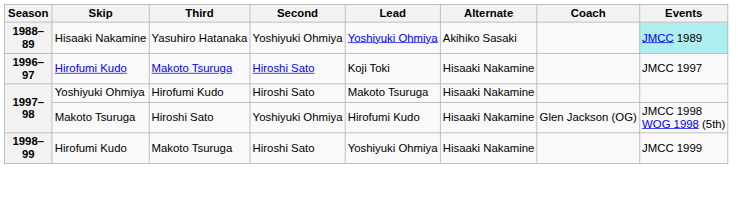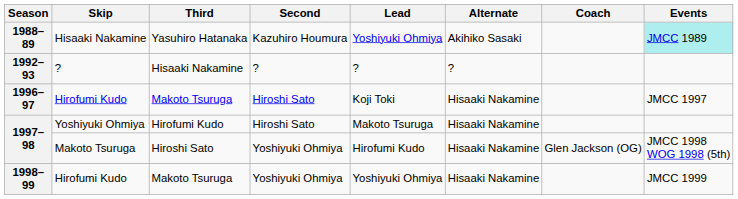(298, 37) Yoshiyuki Ohmiya -> (300, 37) Kazuhiro Houmura
+ row: (28, 68)
(284, 148) Hiroshi Sato -> (298, 179) Yoshiyuki Ohmiya
